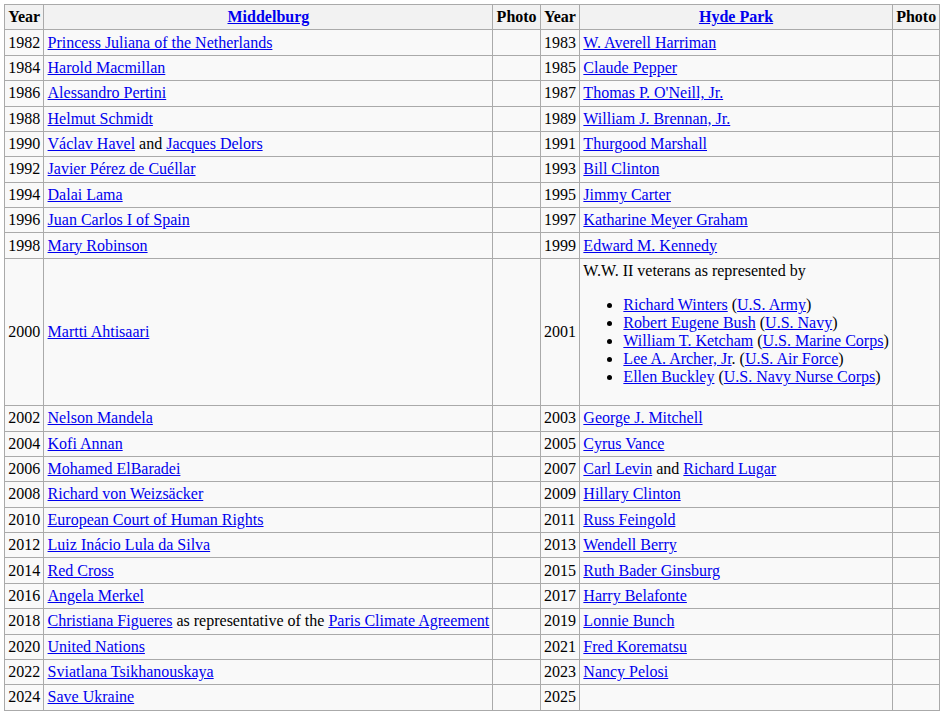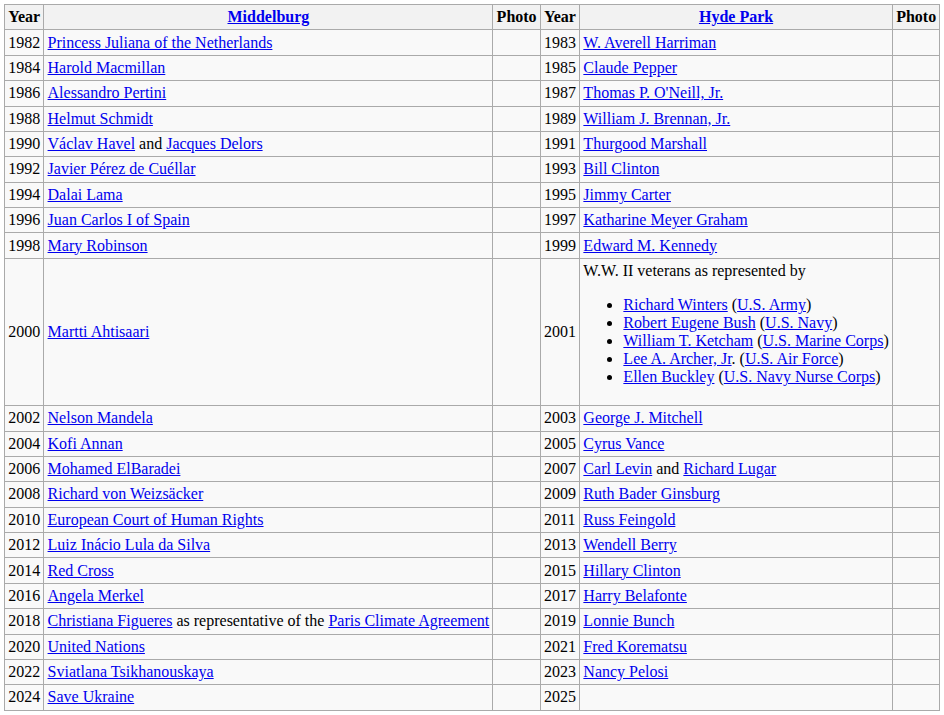(632, 494) Hillary Clinton -> (652, 494) Ruth Bader Ginsburg
(652, 570) Ruth Bader Ginsburg -> (632, 570) Hillary Clinton
